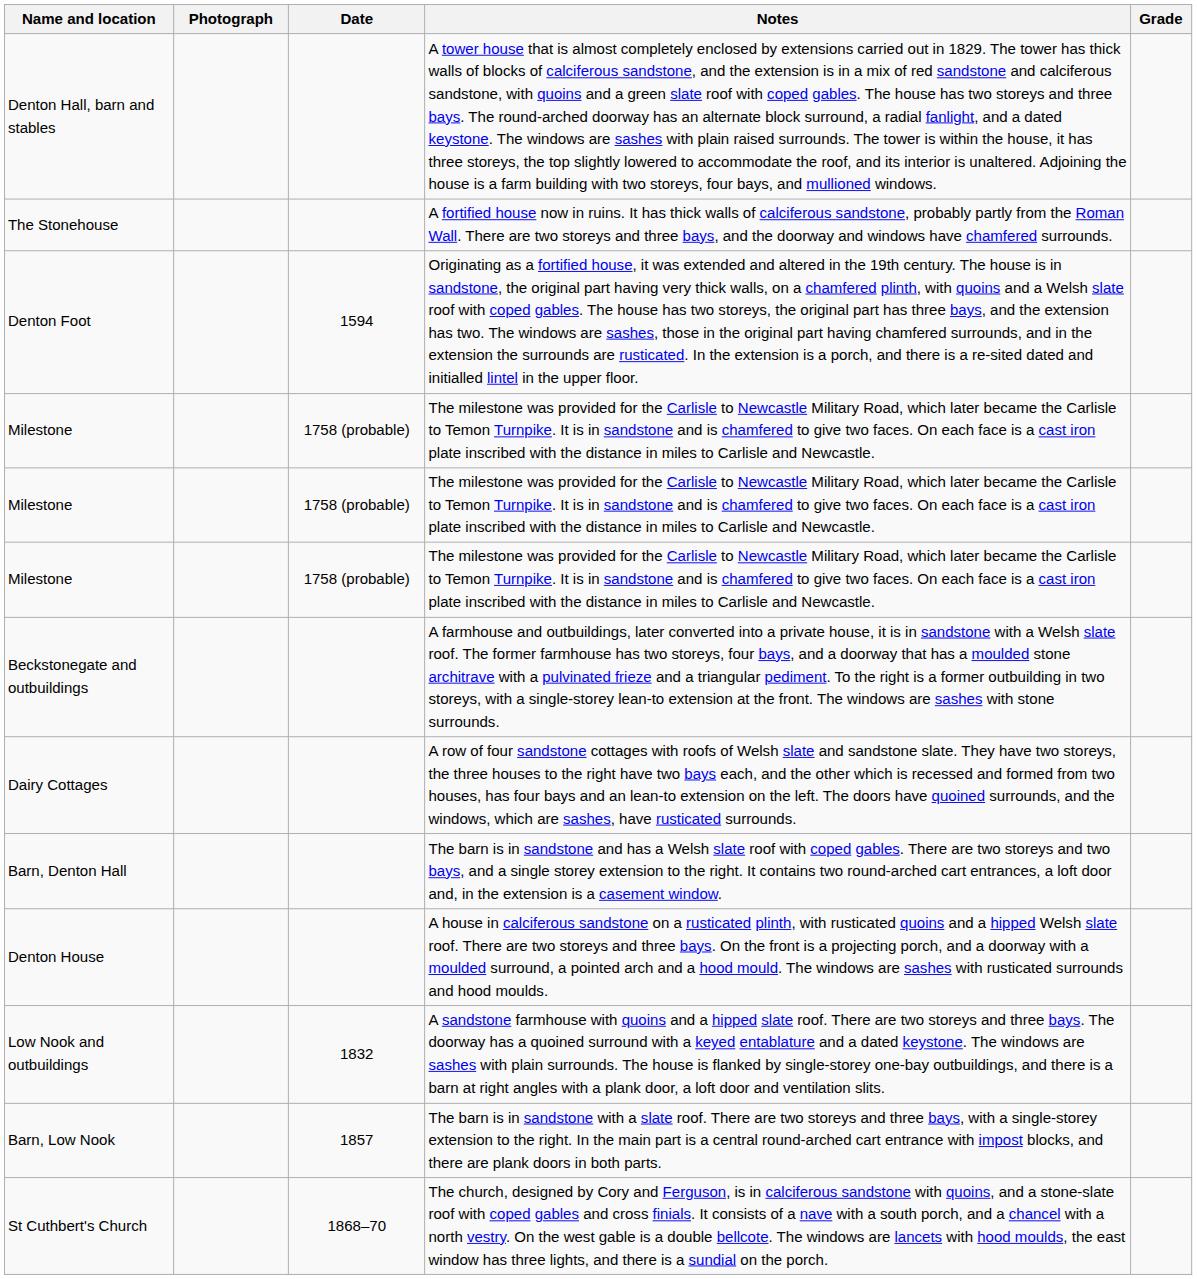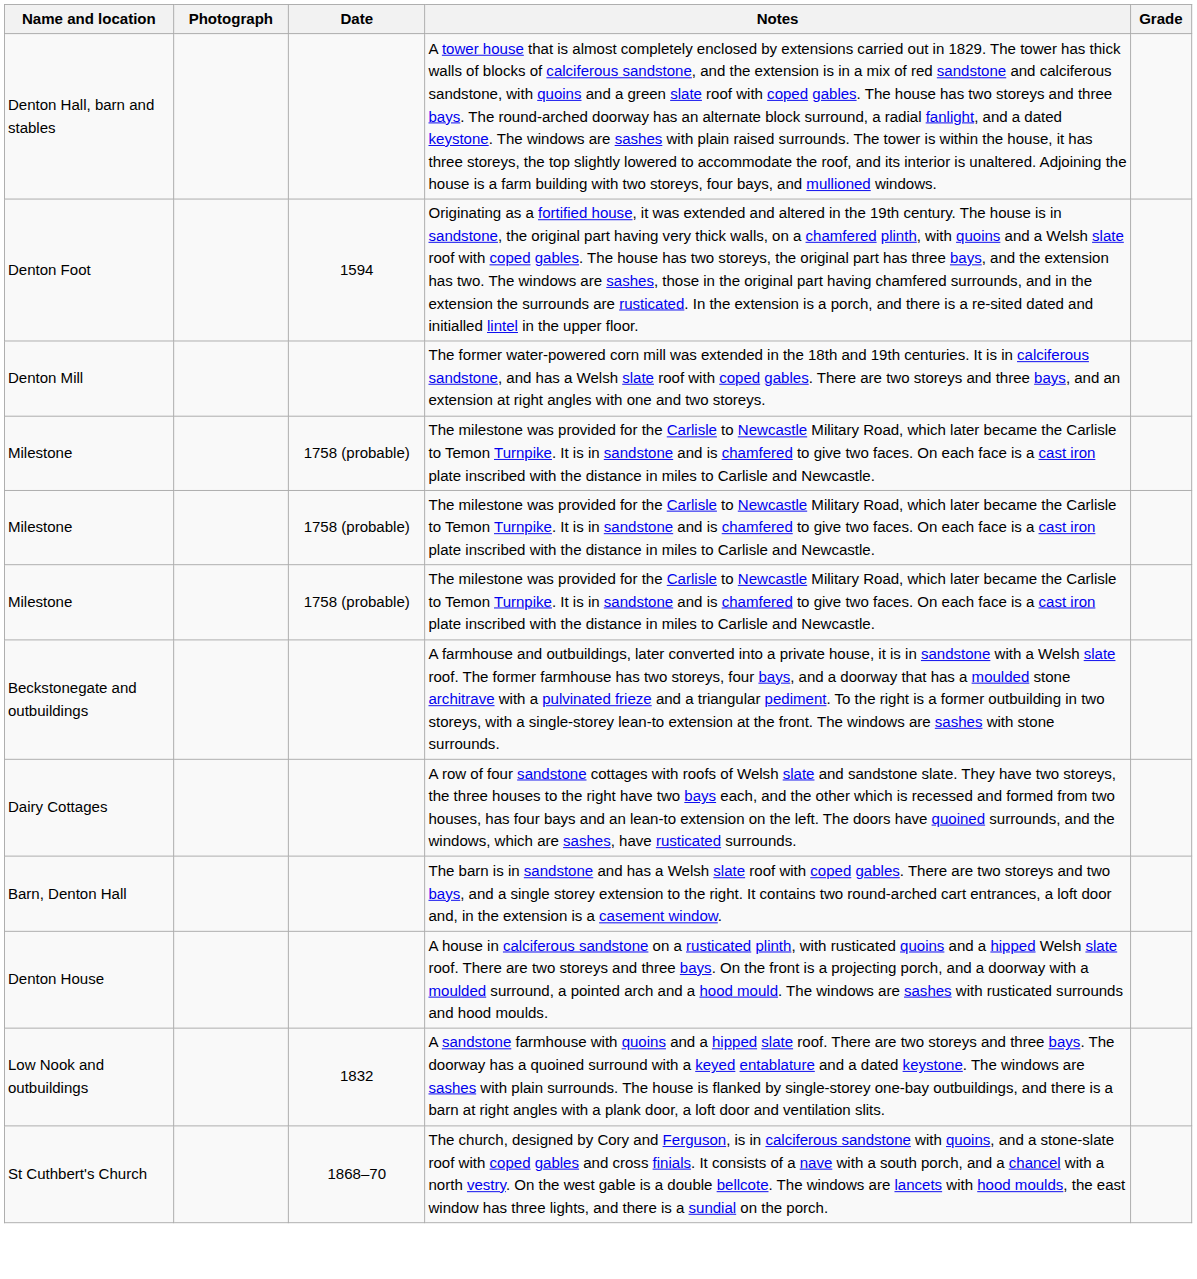- row: (63, 224)
+ row: (46, 378)
- row: (61, 1140)
